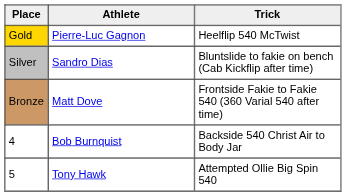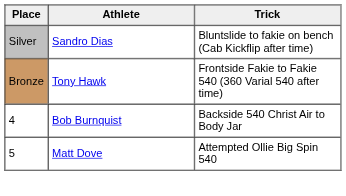- row: (20, 35)
(77, 102) Matt Dove -> (79, 81) Tony Hawk
(79, 174) Tony Hawk -> (77, 153) Matt Dove
